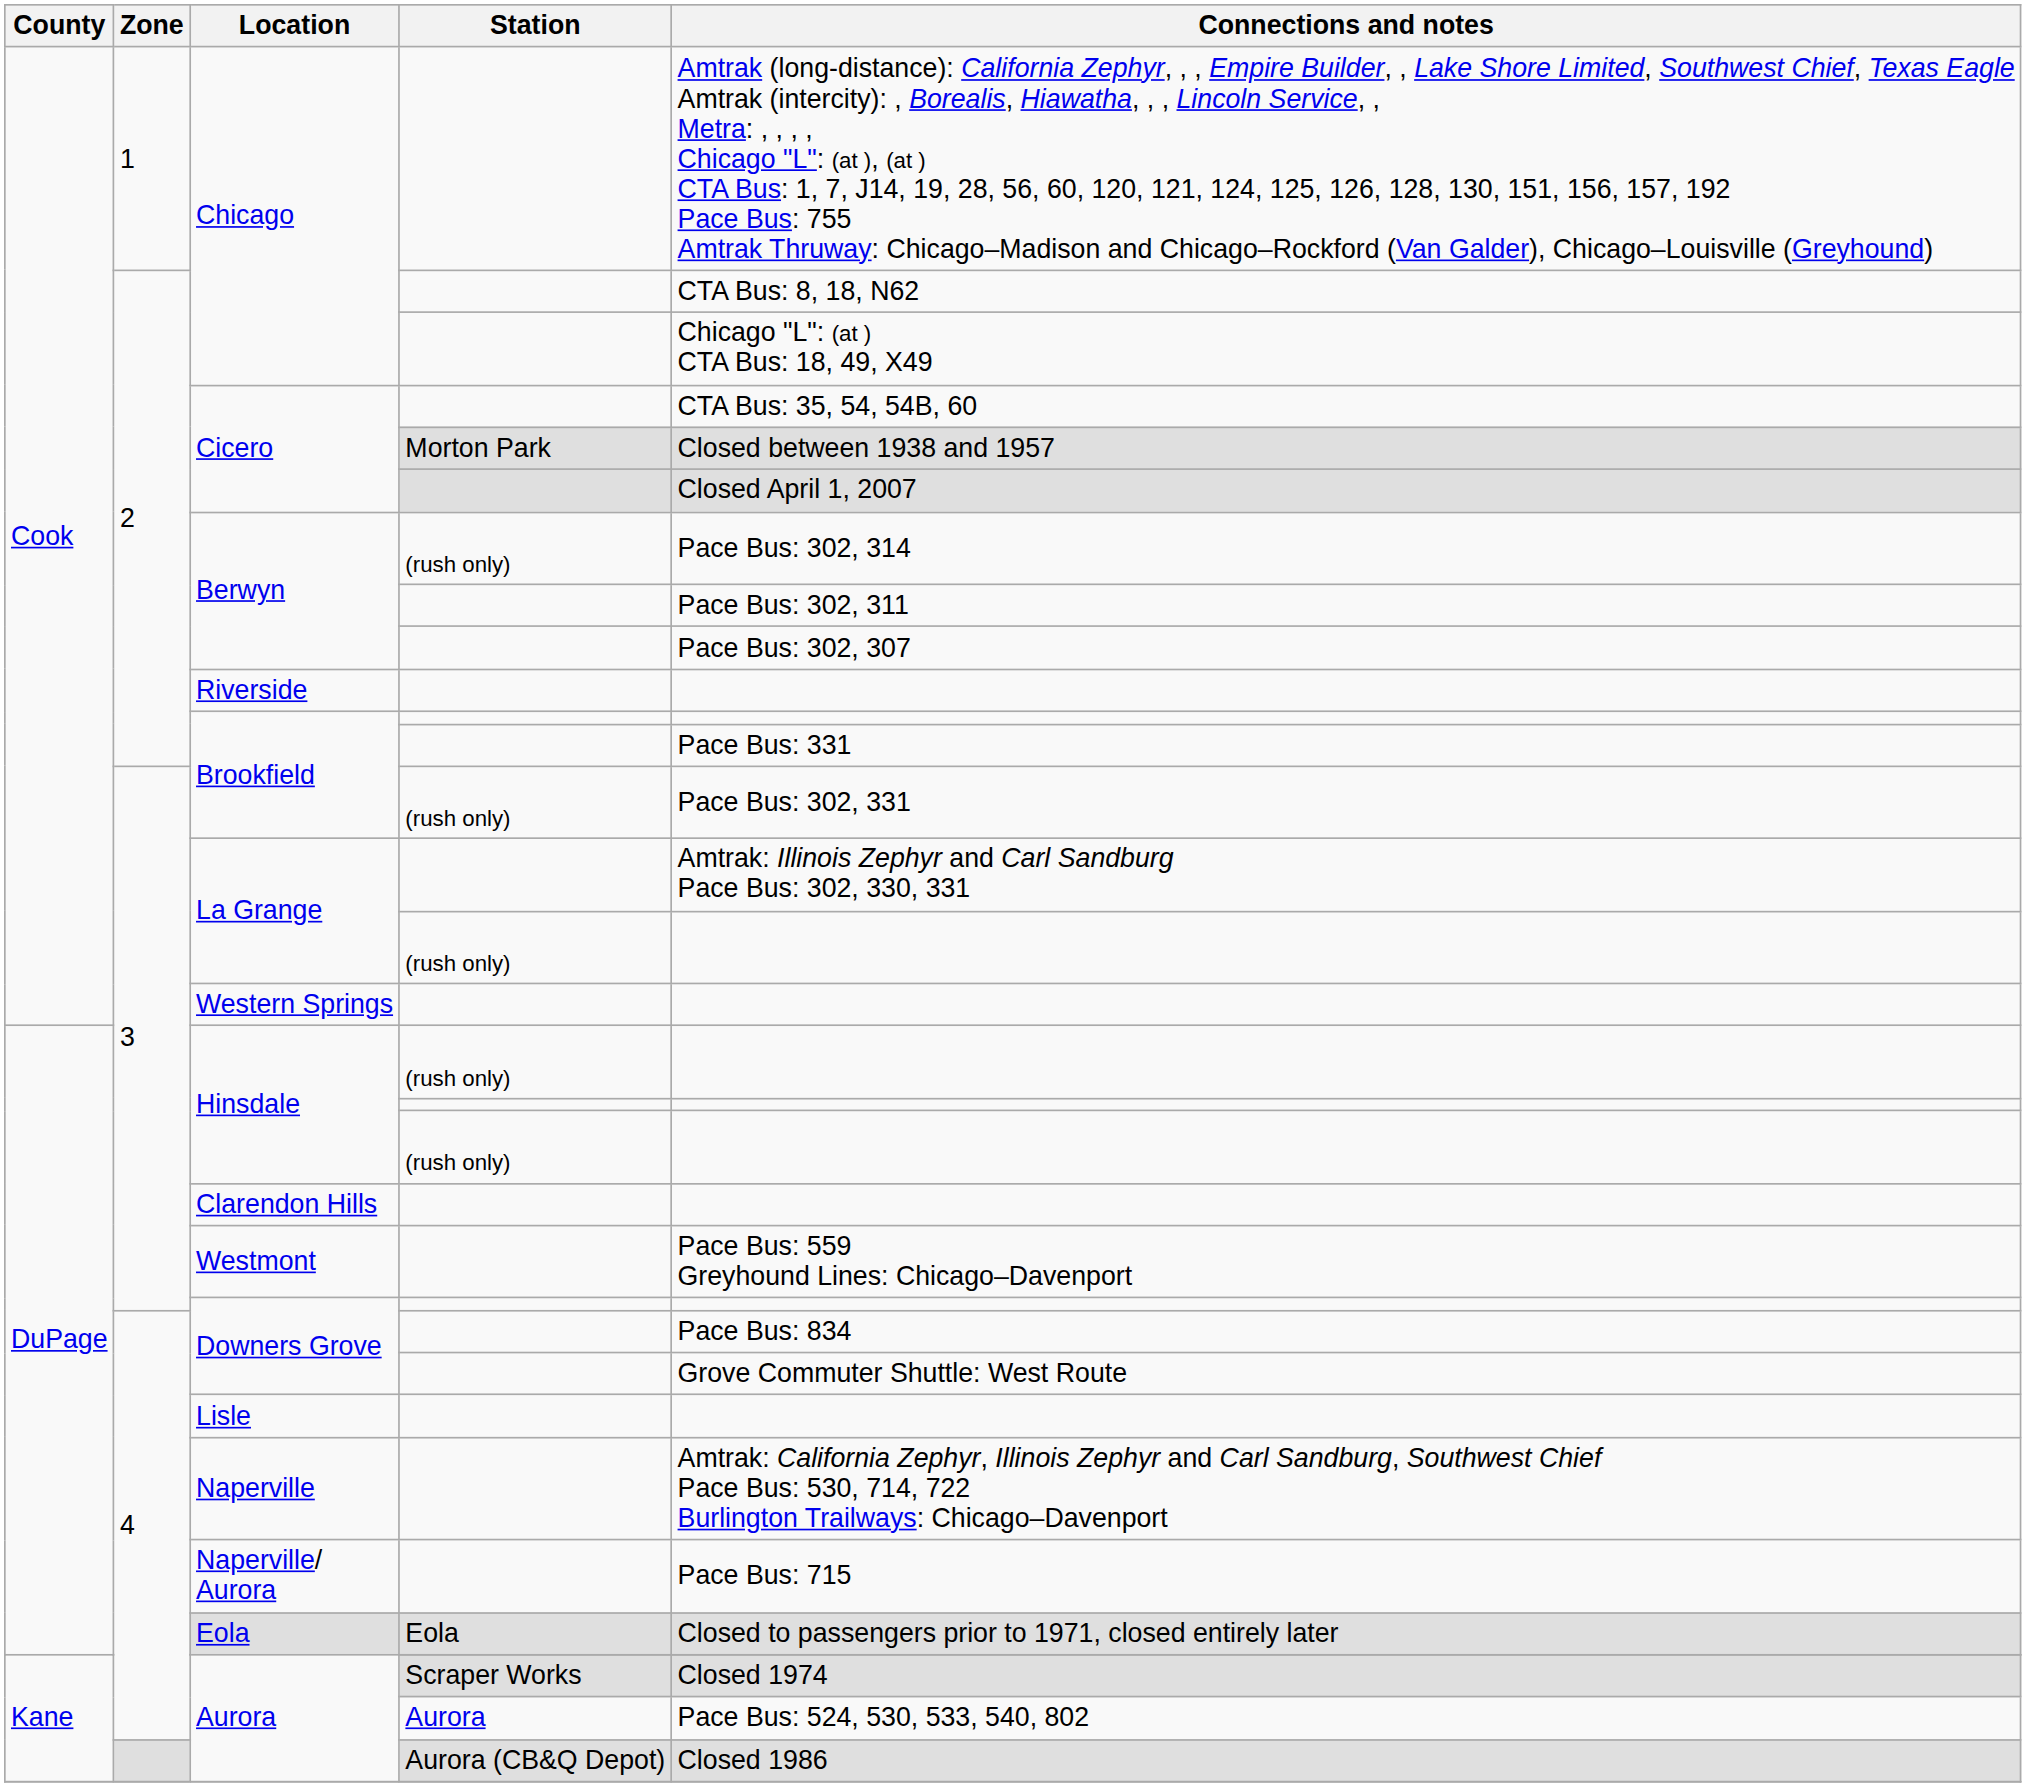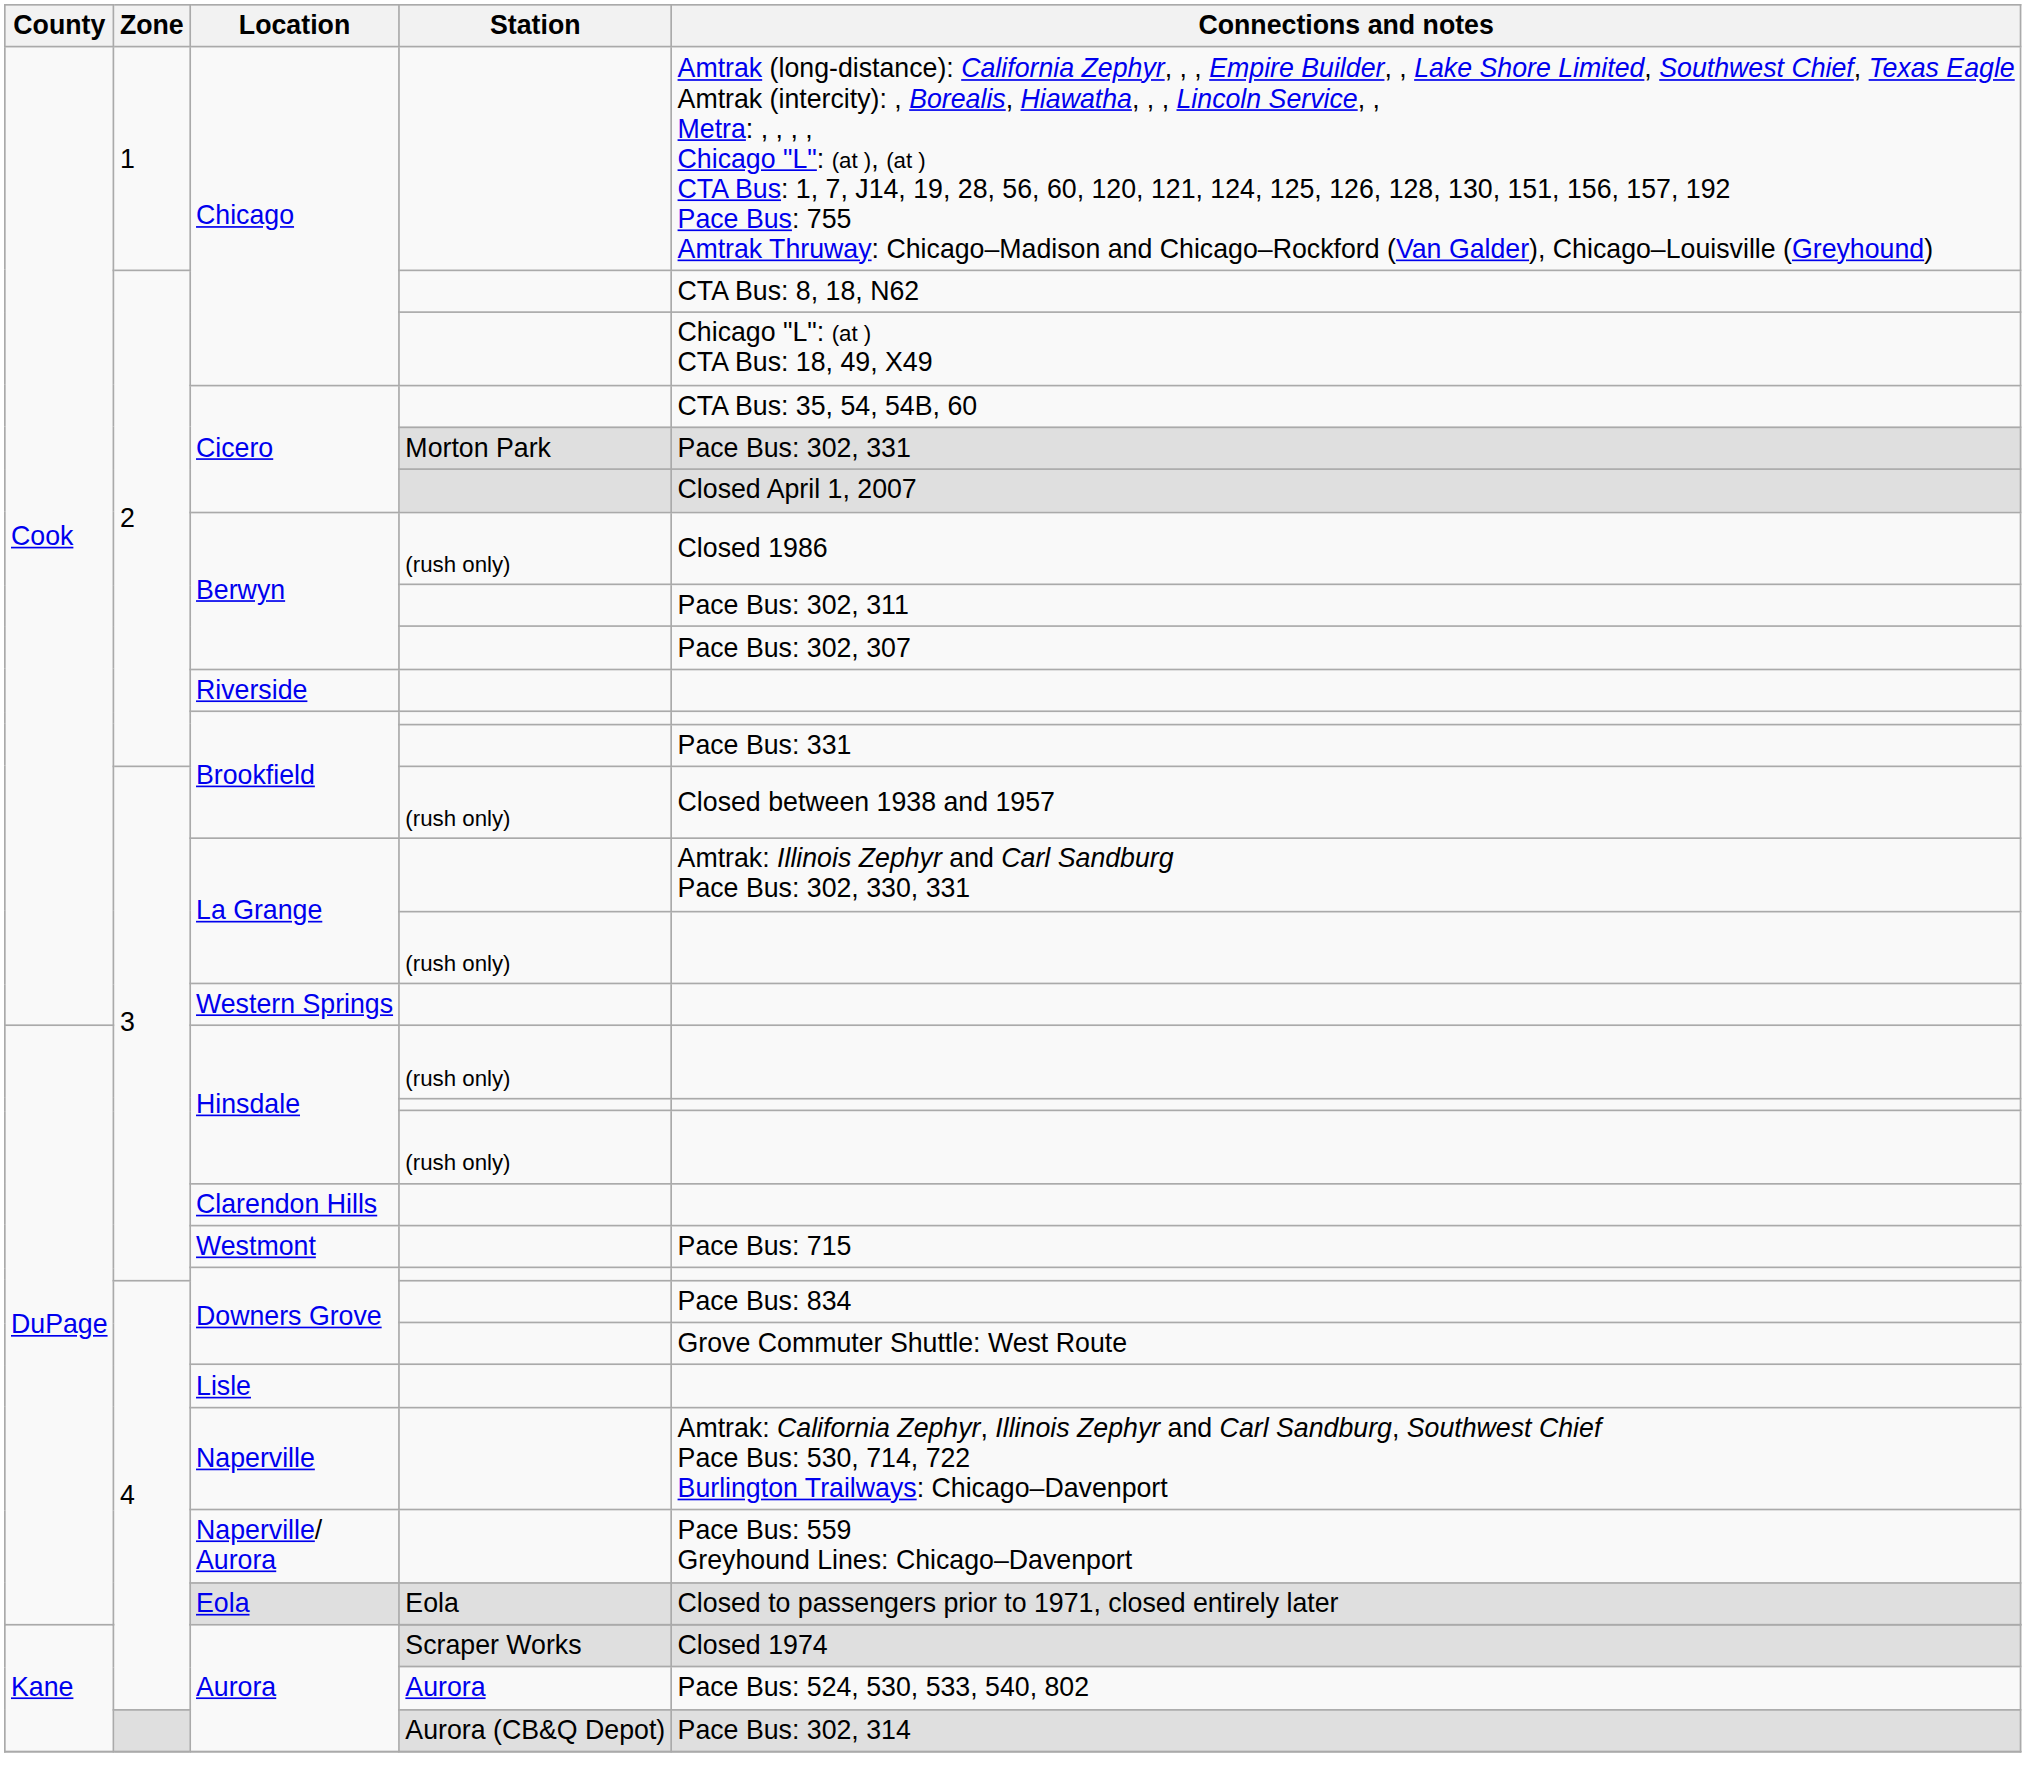(866, 447) Closed between 1938 and 1957 -> (794, 447) Pace Bus: 302, 331
(794, 547) Pace Bus: 302, 314 -> (753, 547) Closed 1986
(794, 802) Pace Bus: 302, 331 -> (866, 802) Closed between 1938 and 1957
(905, 1261) Pace Bus: 559 Greyhound Lines: Chicago–Davenport -> (764, 1246) Pace Bus: 715
(764, 1575) Pace Bus: 715 -> (905, 1545) Pace Bus: 559 Greyhound Lines: Chicago–Davenport
(753, 1760) Closed 1986 -> (794, 1730) Pace Bus: 302, 314
